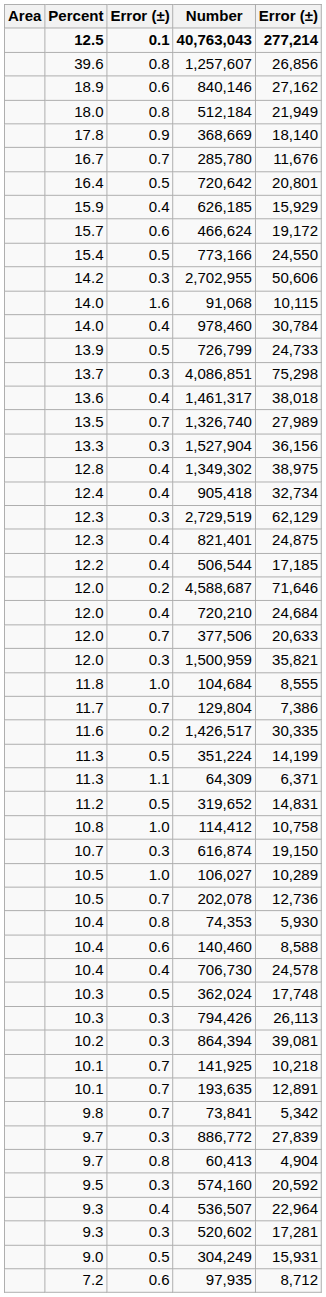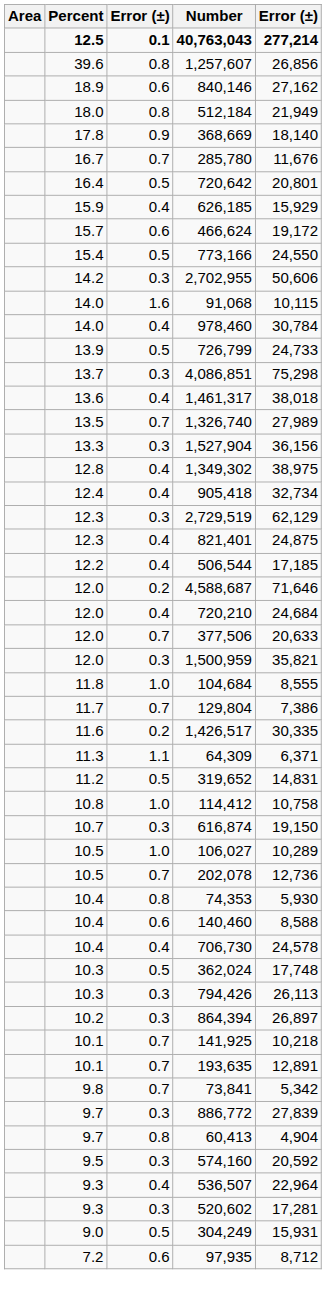- row: (225, 755)
(295, 1042) 39,081 -> (295, 1018) 26,897
